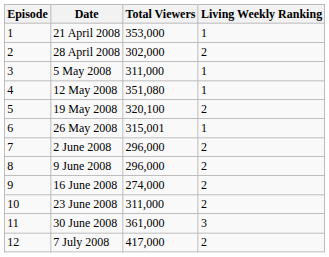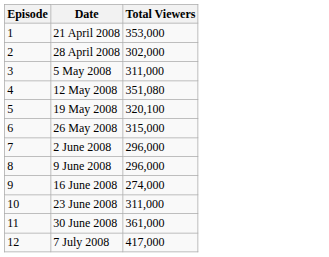- column: (262, 14)
(145, 128) 315,001 -> (145, 128) 315,000
